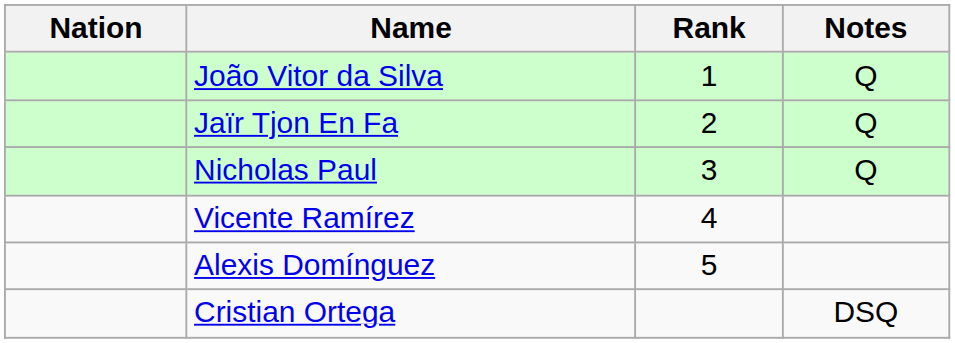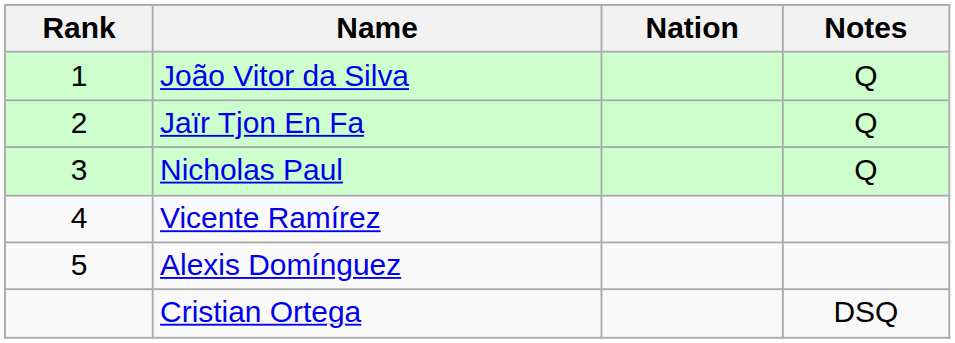columns swapped: (709, 28) <-> (96, 28)
